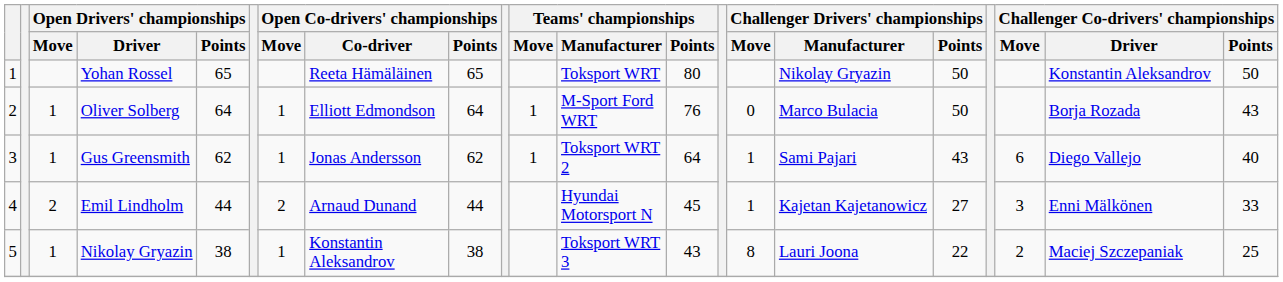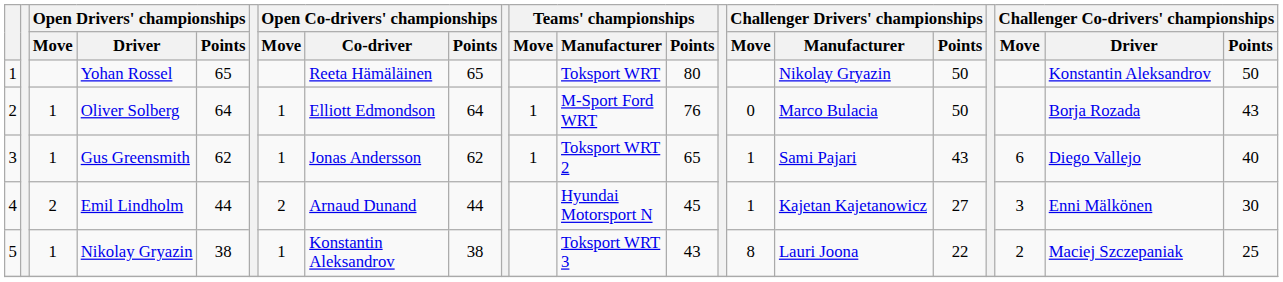(692, 157) 64 -> (692, 157) 65
(1251, 205) 33 -> (1251, 205) 30
